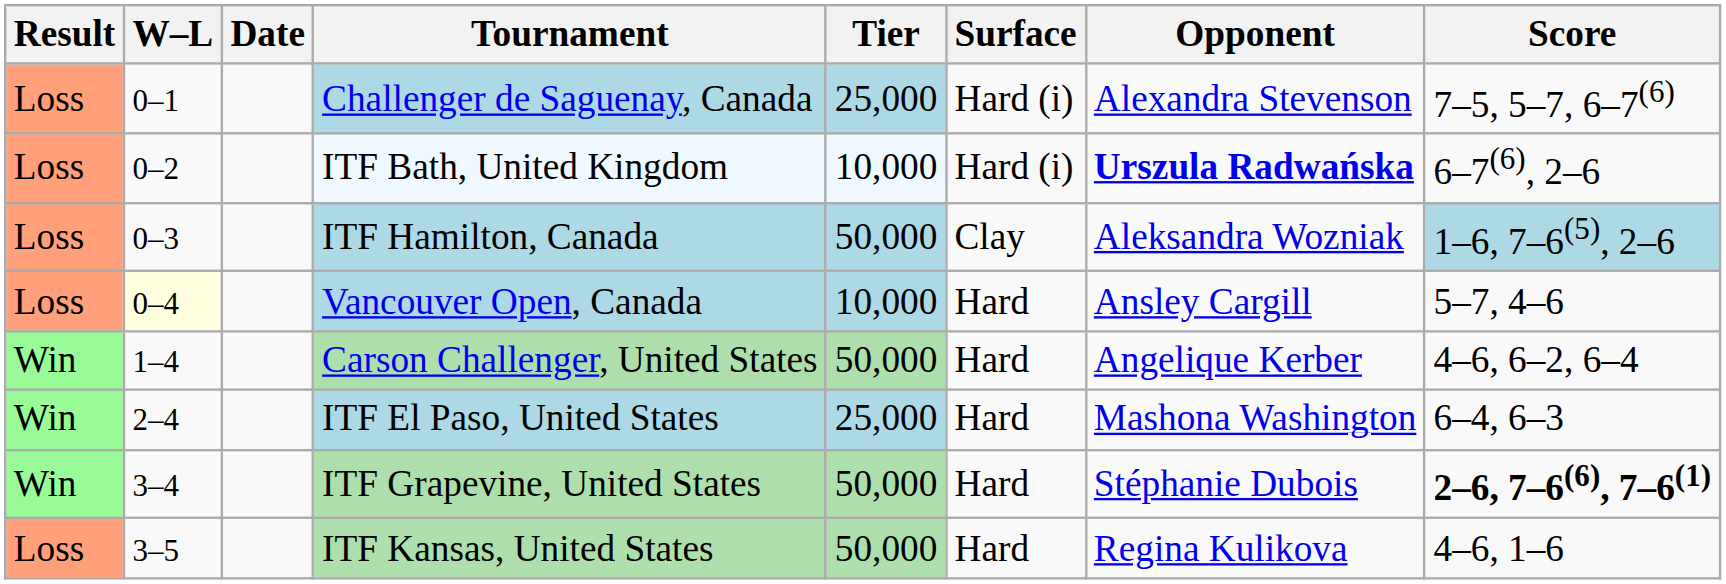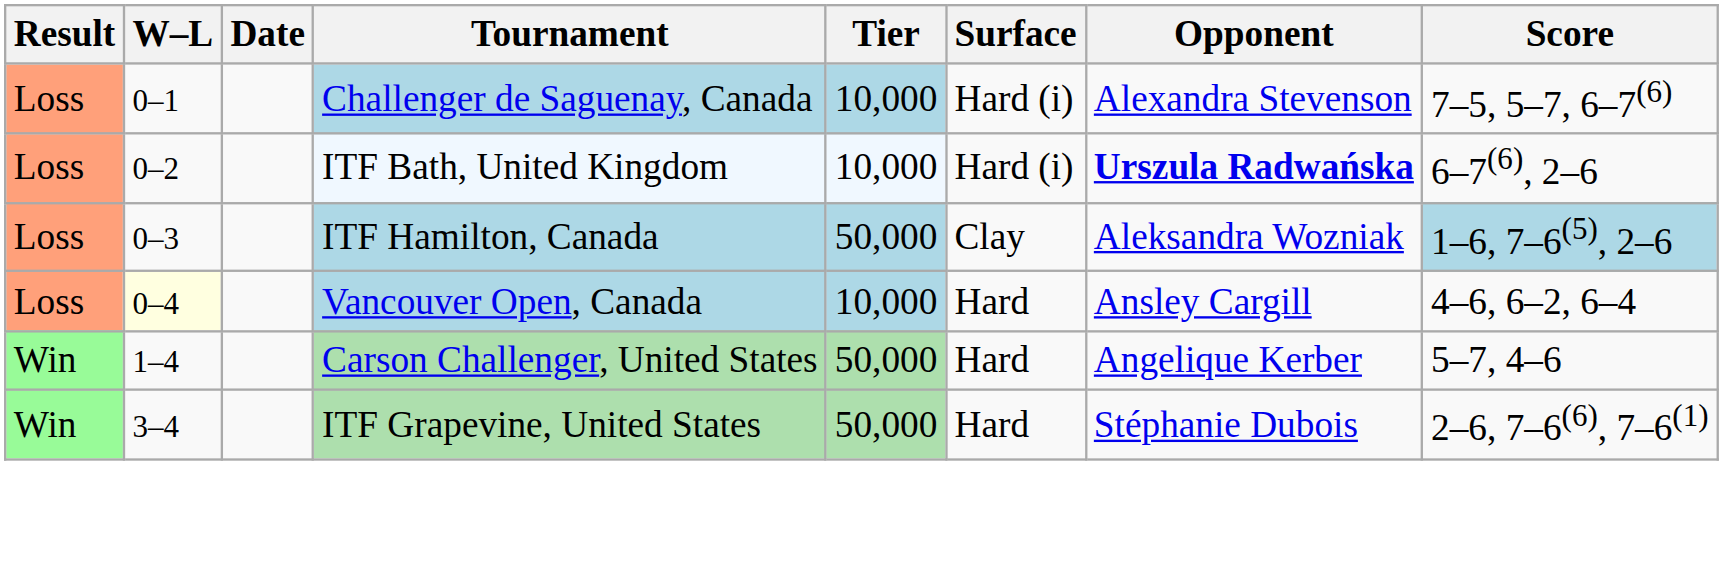(886, 98) 25,000 -> (886, 98) 10,000
(1499, 300) 5–7, 4–6 -> (1534, 300) 4–6, 6–2, 6–4
(1536, 359) 4–6, 6–2, 6–4 -> (1496, 359) 5–7, 4–6
- row: (520, 419)
(1572, 483) bold -> (1570, 424) normal
- row: (518, 547)
